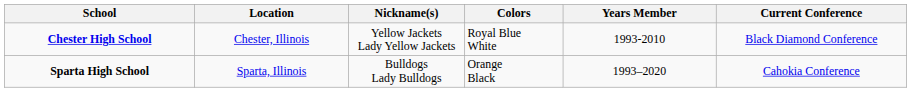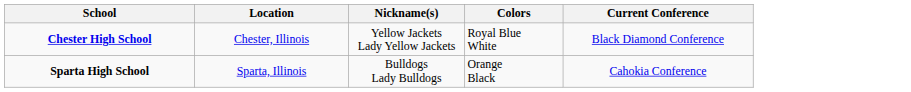- column: (639, 13)
